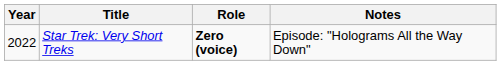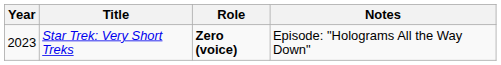(22, 42) 2022 -> (22, 42) 2023
